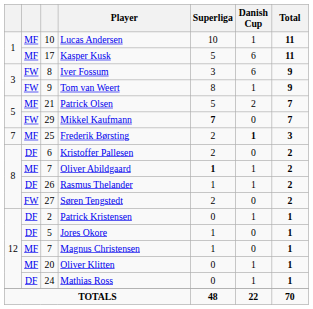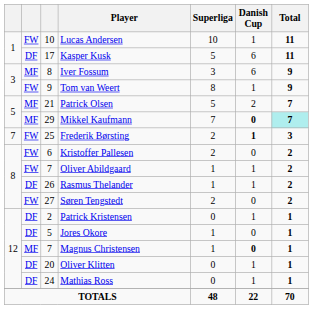(31, 40) MF -> (31, 40) FW
(31, 56) MF -> (31, 56) DF
(31, 72) FW -> (31, 72) MF
(31, 120) FW -> (31, 120) MF
(213, 120) bold -> (213, 120) normal
(253, 120) normal -> (253, 120) bold
(290, 120) no background -> (290, 120) paleturquoise background
(31, 136) MF -> (31, 136) FW
(31, 152) DF -> (31, 152) FW
(31, 168) MF -> (31, 168) FW
(213, 168) bold -> (213, 168) normal
(253, 248) normal -> (253, 248) bold
(31, 264) MF -> (31, 264) DF
